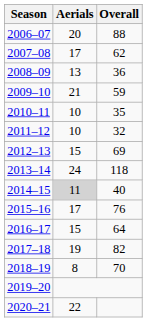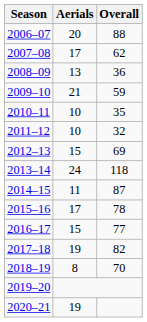(75, 190) lightgrey background -> (75, 190) no background
(119, 190) 40 -> (119, 190) 87
(119, 209) 76 -> (119, 209) 78
(119, 229) 64 -> (119, 229) 77
(75, 307) 22 -> (75, 307) 19
